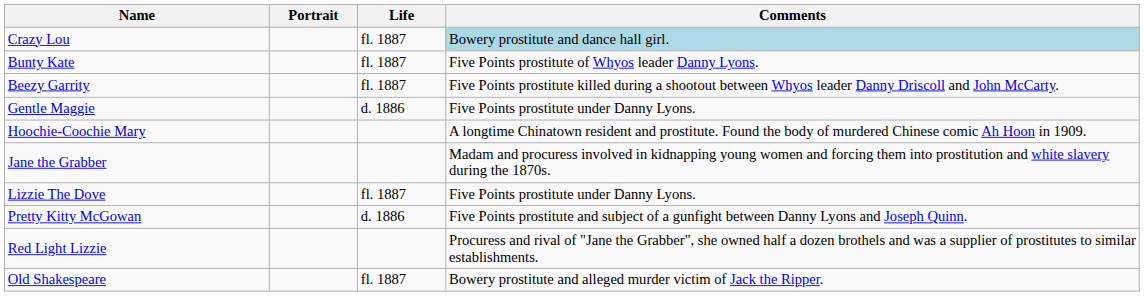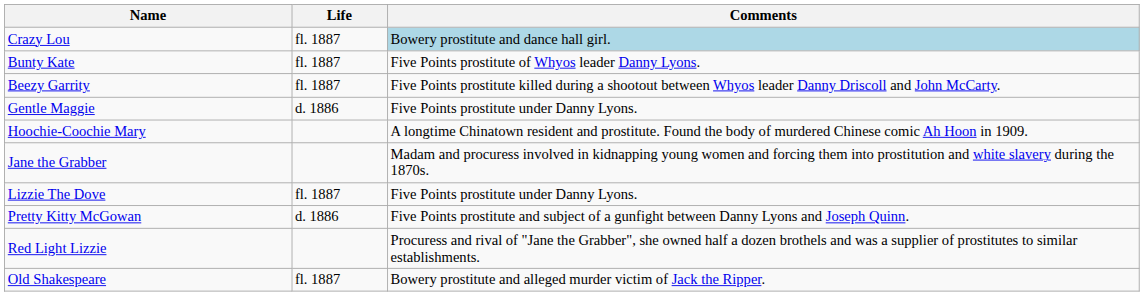- column: (313, 16)
